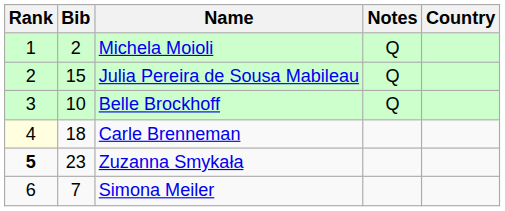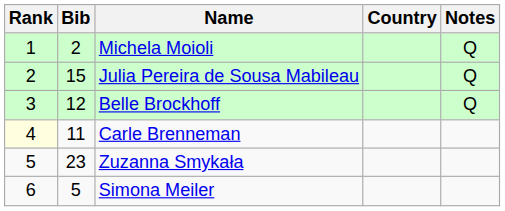columns swapped: (461, 18) <-> (392, 18)
(76, 104) 10 -> (76, 104) 12
(76, 133) 18 -> (76, 133) 11
(31, 162) bold -> (31, 162) normal
(76, 190) 7 -> (76, 190) 5
